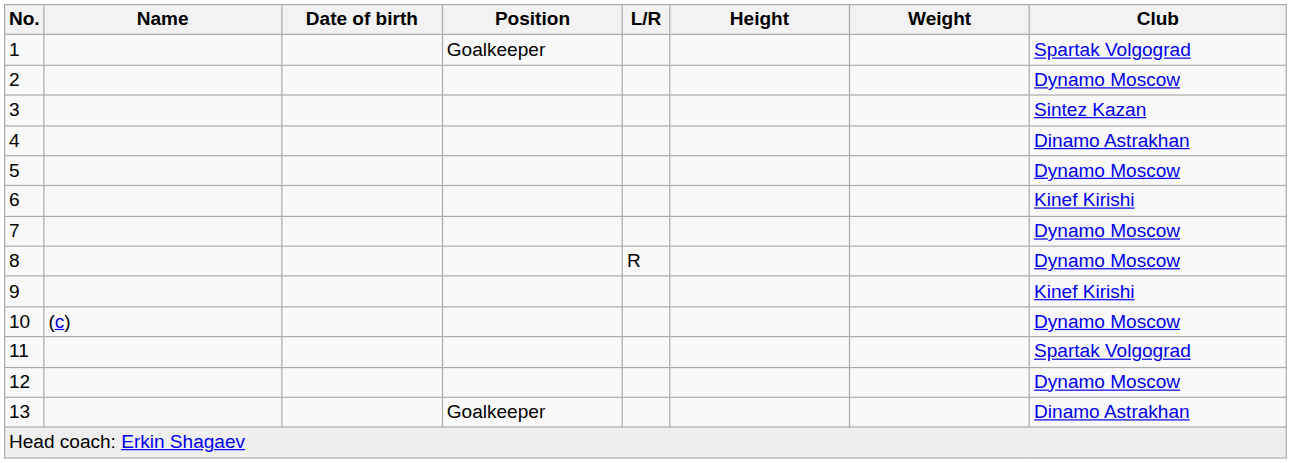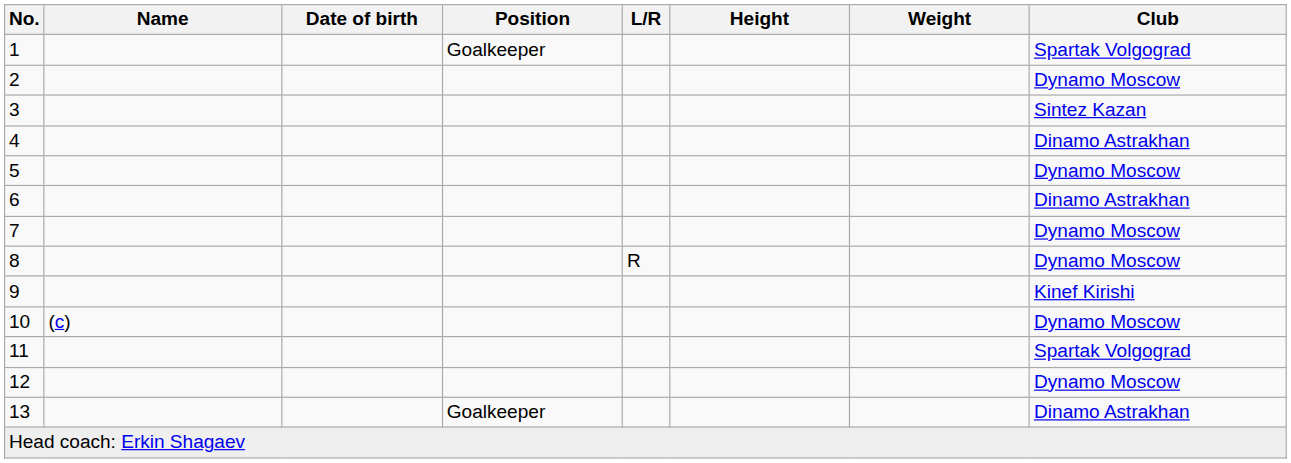(1084, 200) Kinef Kirishi -> (1112, 200) Dinamo Astrakhan
